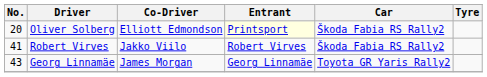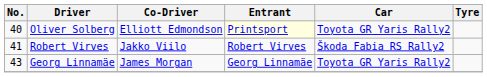(16, 30) 20 -> (16, 30) 40
(381, 30) Škoda Fabia RS Rally2 -> (384, 30) Toyota GR Yaris Rally2
